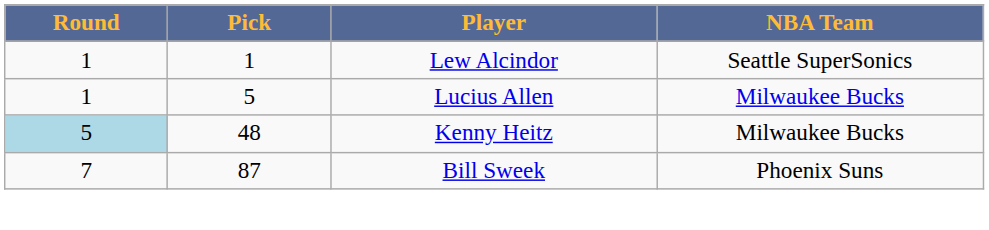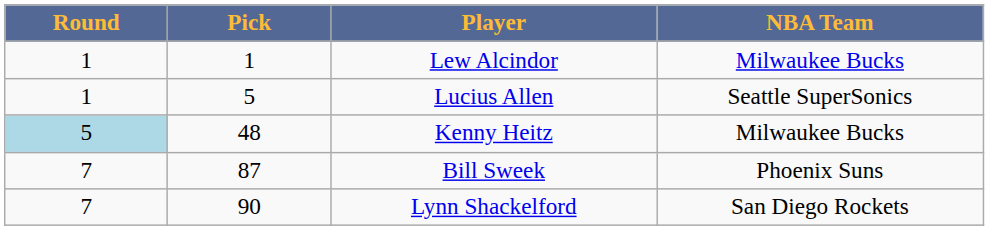(820, 59) Seattle SuperSonics -> (820, 59) Milwaukee Bucks
(820, 96) Milwaukee Bucks -> (820, 96) Seattle SuperSonics
+ row: (494, 206)
